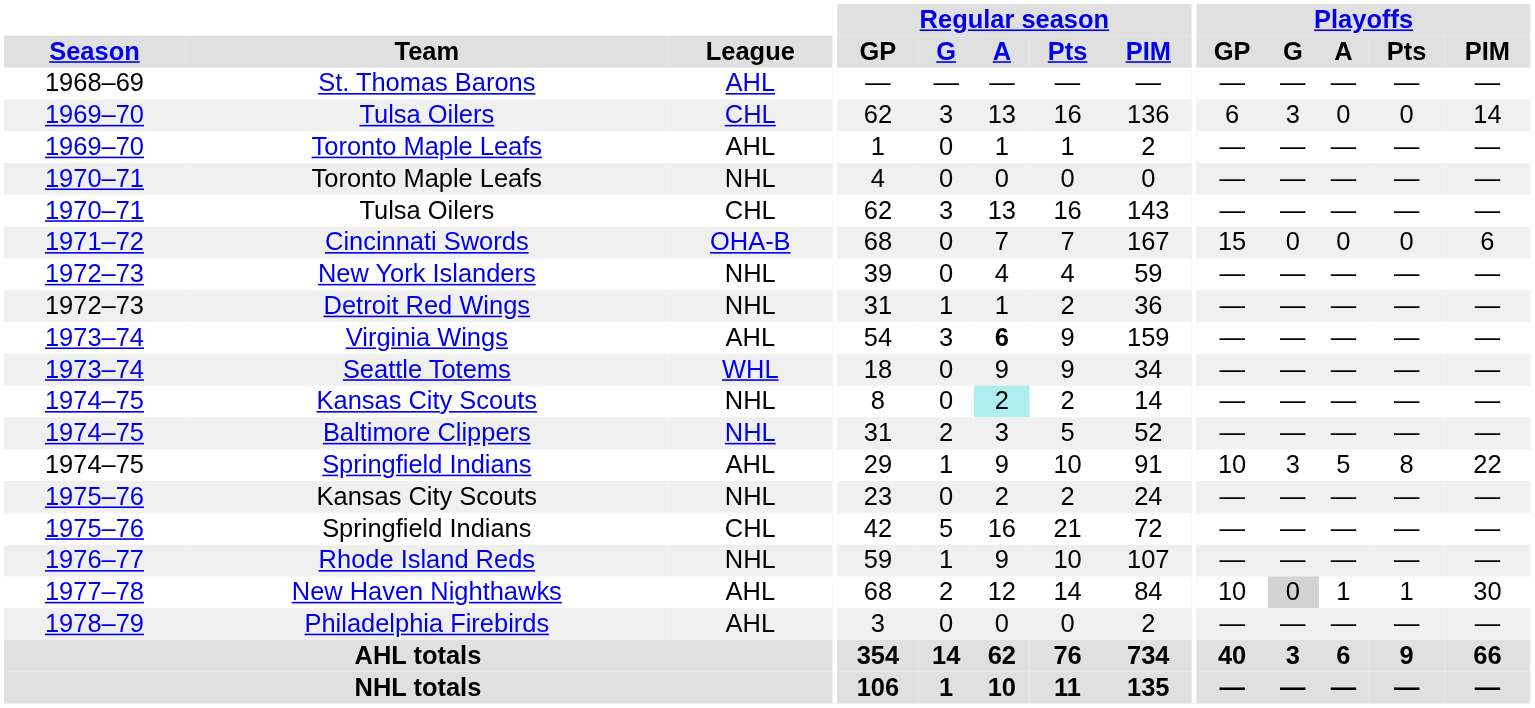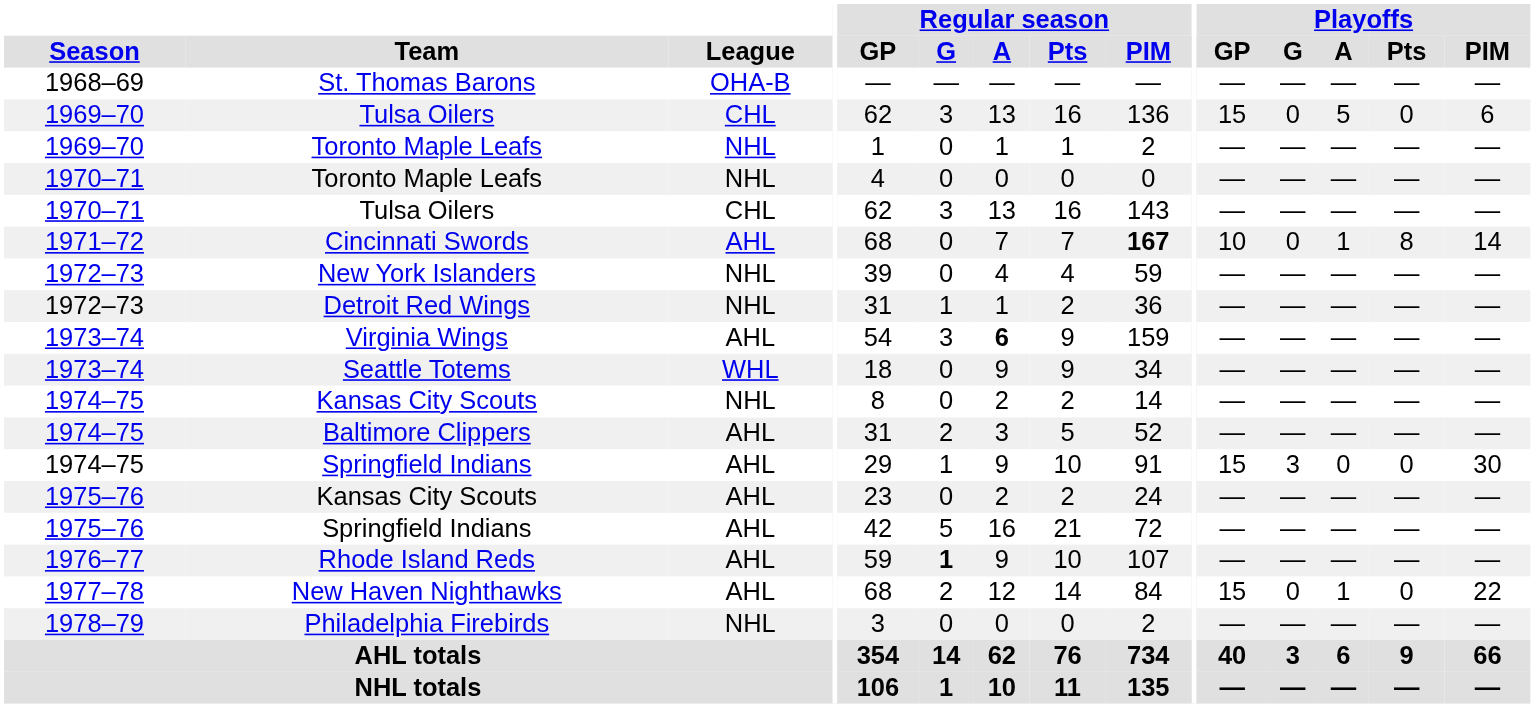(750, 83) AHL -> (750, 83) OHA-B
(1232, 115) 6 -> (1232, 115) 15
(1293, 115) 3 -> (1293, 115) 0
(1343, 115) 0 -> (1343, 115) 5
(1487, 115) 14 -> (1487, 115) 6
(750, 146) AHL -> (750, 146) NHL
(750, 242) OHA-B -> (750, 242) AHL
(1148, 242) normal -> (1148, 242) bold
(1232, 242) 15 -> (1232, 242) 10
(1343, 242) 0 -> (1343, 242) 1
(1407, 242) 0 -> (1407, 242) 8
(1487, 242) 6 -> (1487, 242) 14
(1002, 401) paleturquoise background -> (1002, 401) no background
(750, 433) NHL -> (750, 433) AHL
(1232, 464) 10 -> (1232, 464) 15
(1343, 464) 5 -> (1343, 464) 0
(1407, 464) 8 -> (1407, 464) 0
(1487, 464) 22 -> (1487, 464) 30
(750, 496) NHL -> (750, 496) AHL
(750, 528) CHL -> (750, 528) AHL
(750, 560) NHL -> (750, 560) AHL
(946, 560) normal -> (946, 560) bold
(1232, 592) 10 -> (1232, 592) 15
(1293, 592) lightgrey background -> (1293, 592) no background
(1407, 592) 1 -> (1407, 592) 0
(1487, 592) 30 -> (1487, 592) 22
(750, 623) AHL -> (750, 623) NHL
